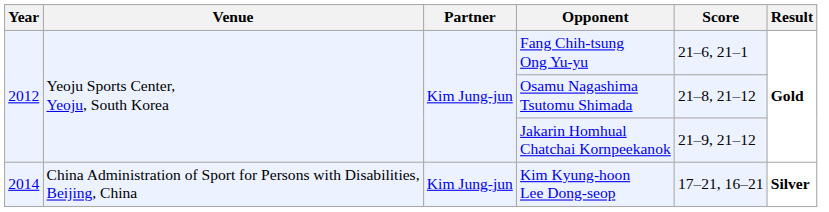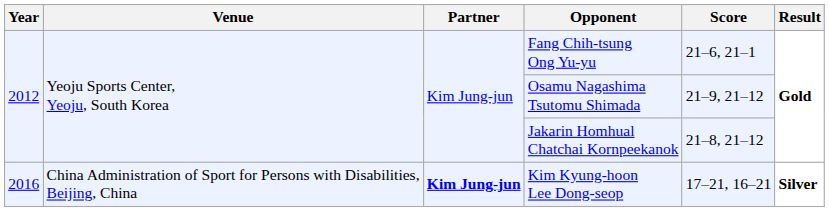(717, 96) 21–8, 21–12 -> (725, 96) 21–9, 21–12
(717, 140) 21–9, 21–12 -> (725, 140) 21–8, 21–12
(24, 184) 2014 -> (24, 184) 2016
(470, 184) normal -> (474, 184) bold
